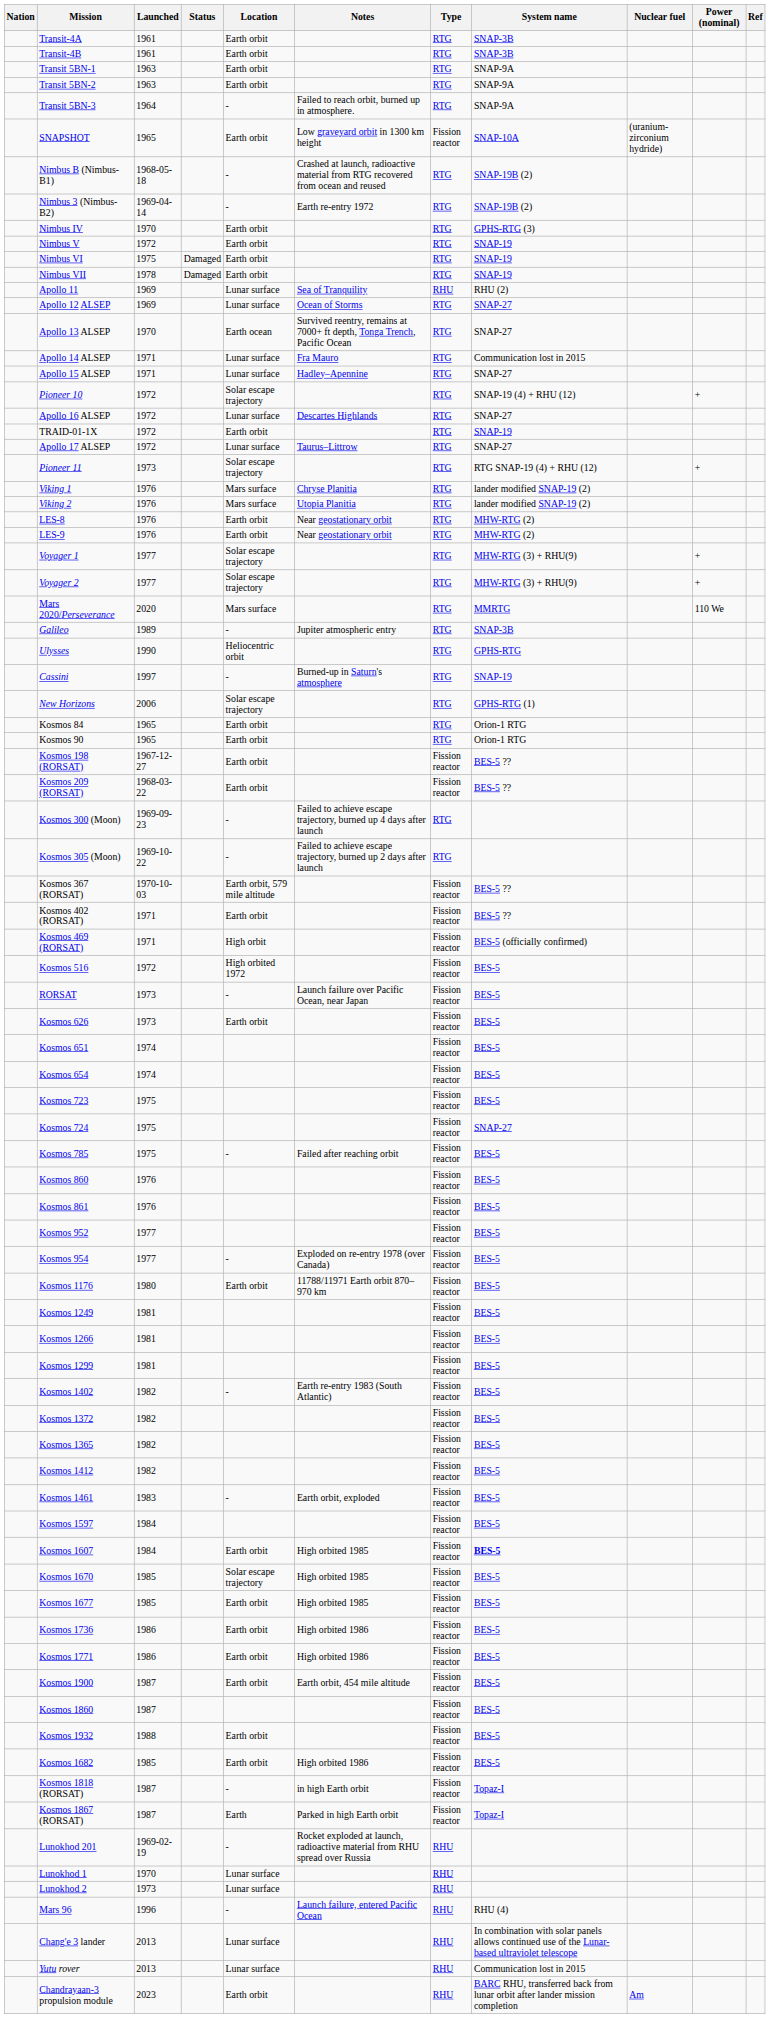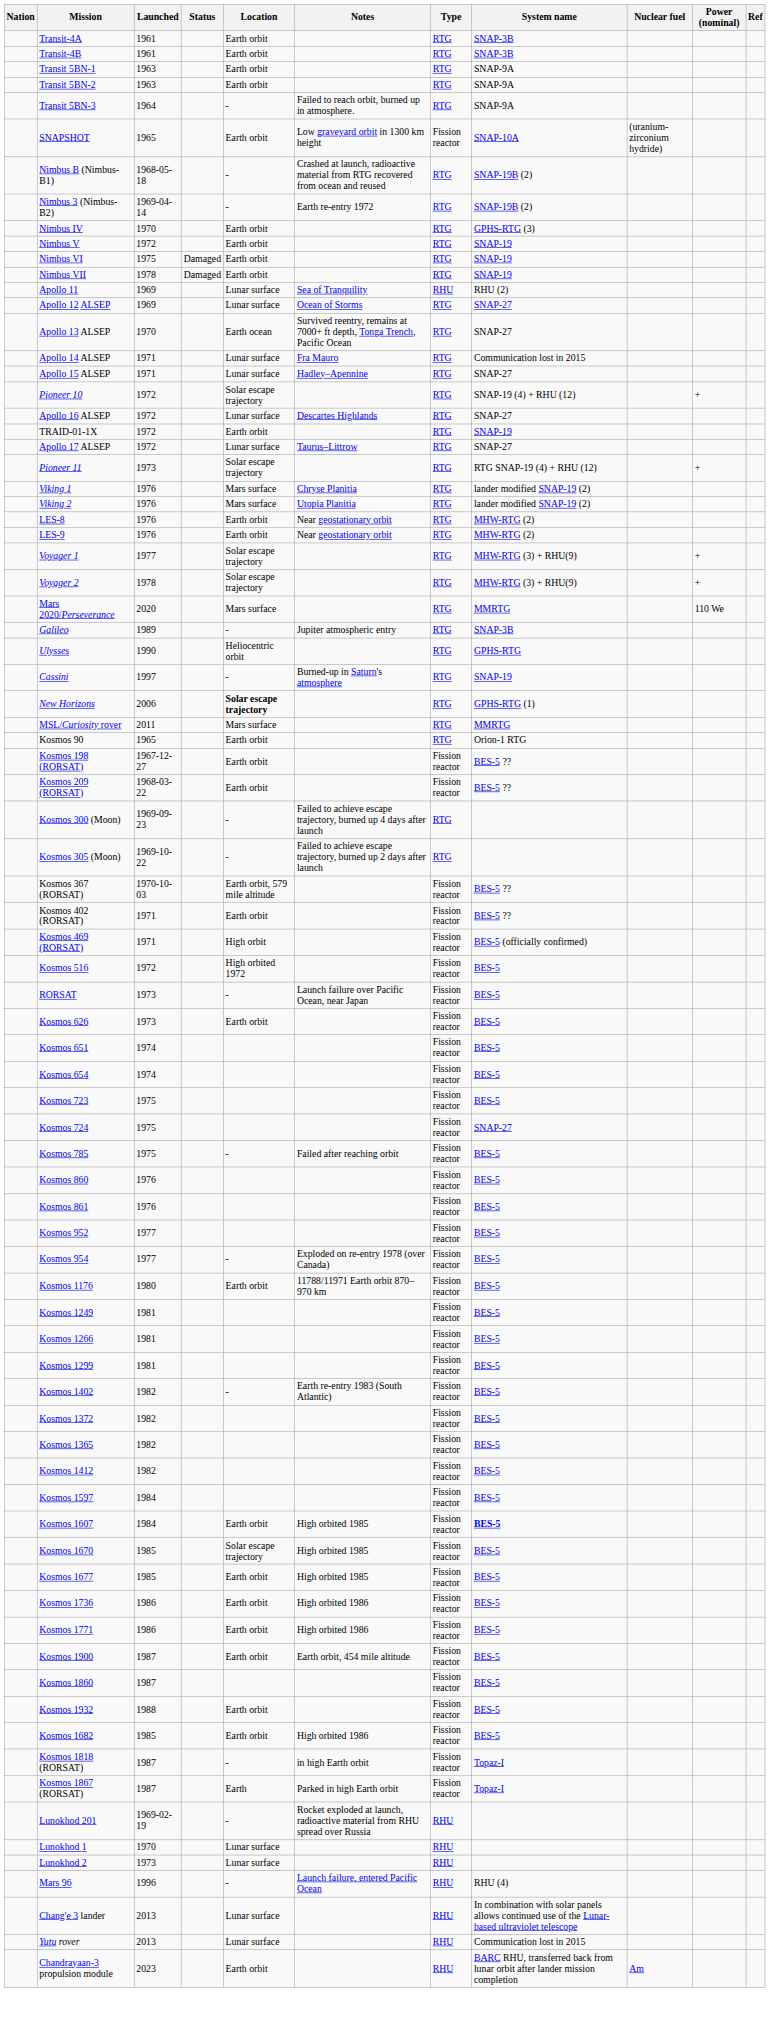(146, 582) 1977 -> (146, 582) 1978
(250, 704) normal -> (251, 704) bold
+ row: (80, 725)
- row: (61, 725)
- row: (66, 1497)
